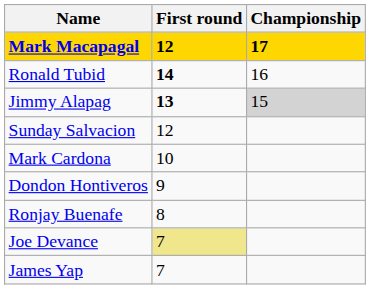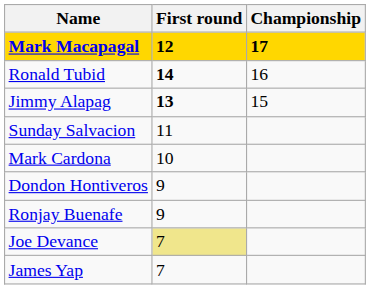(259, 102) lightgrey background -> (259, 102) no background
(165, 130) 12 -> (165, 130) 11
(160, 213) 8 -> (160, 213) 9
